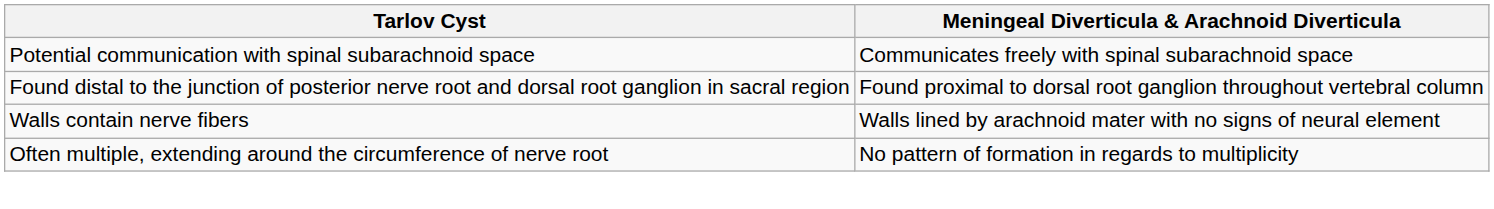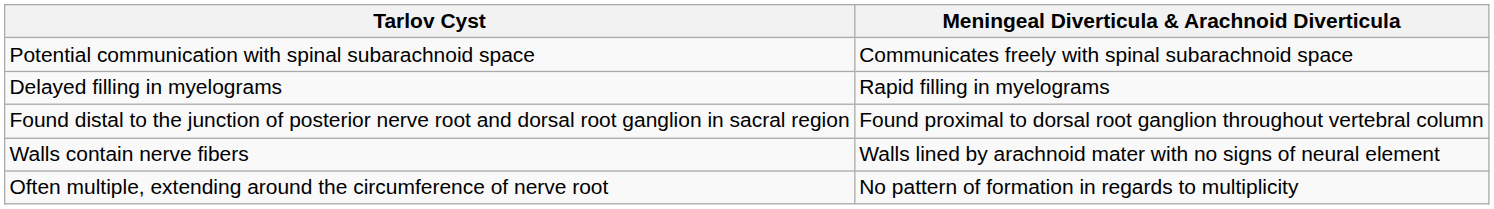+ row: (146, 87)
